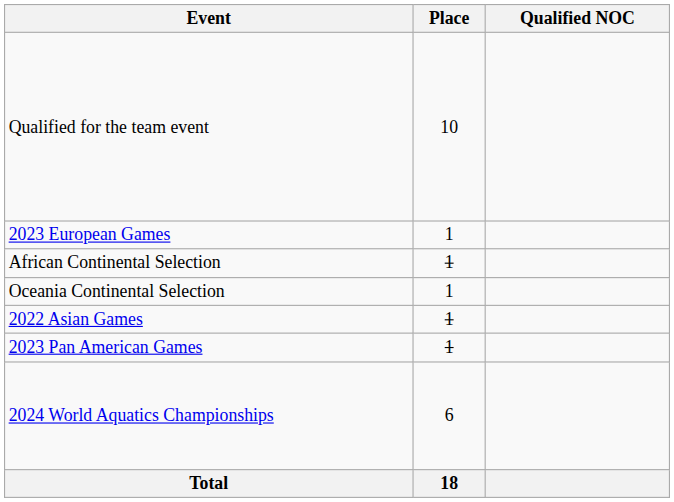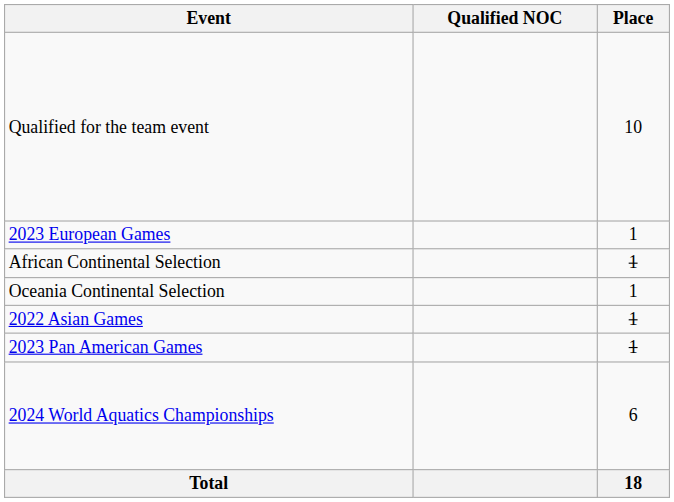columns swapped: (449, 18) <-> (577, 18)
